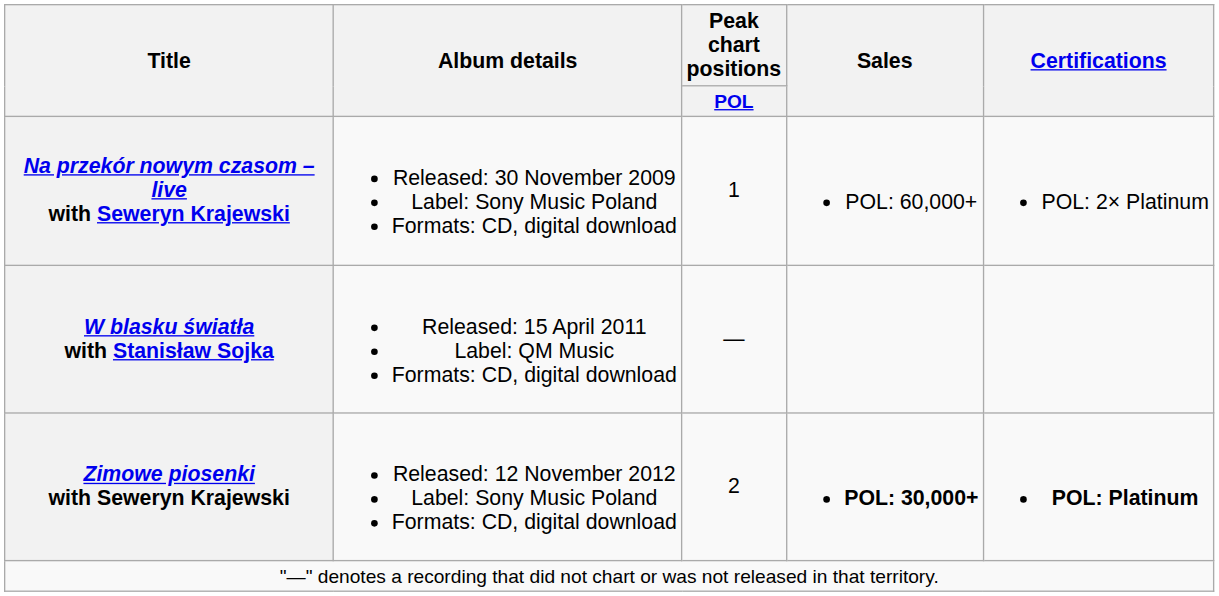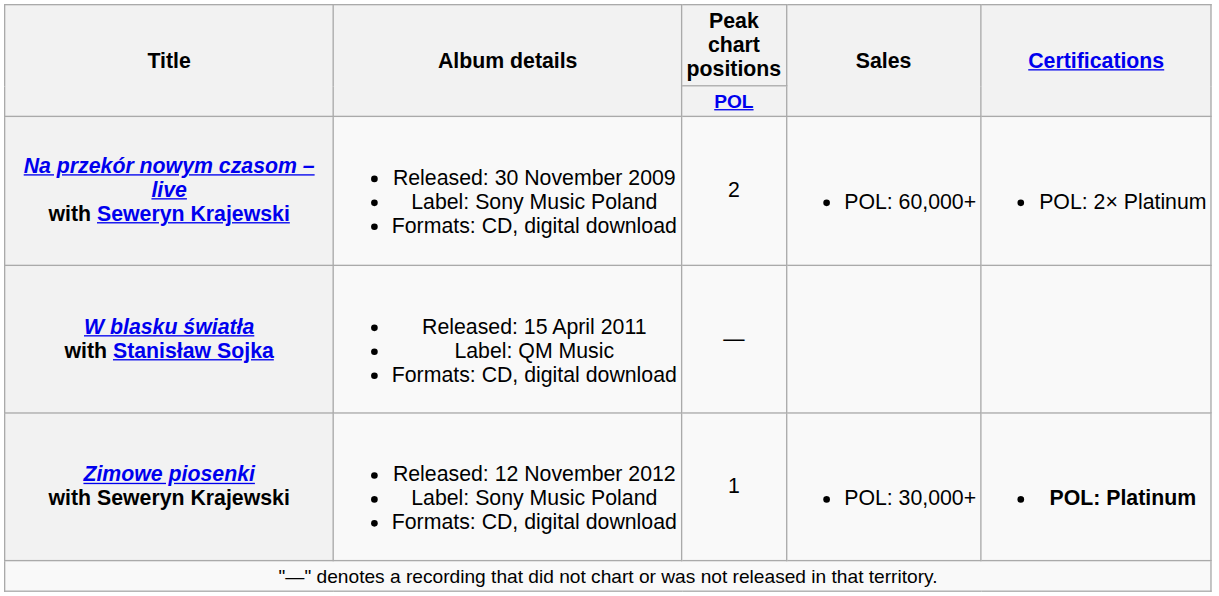(734, 190) 1 -> (734, 190) 2
(734, 486) 2 -> (734, 486) 1
(885, 499) bold -> (884, 499) normal
